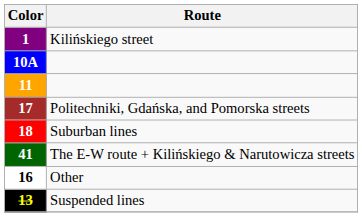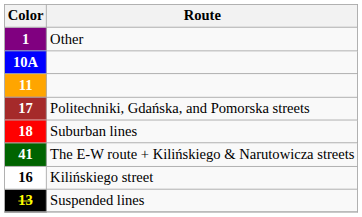(102, 39) Kilińskiego street -> (67, 39) Other
(67, 177) Other -> (102, 177) Kilińskiego street
